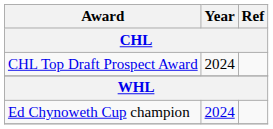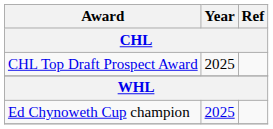(220, 64) 2024 -> (220, 64) 2025
(220, 111) 2024 -> (220, 111) 2025
